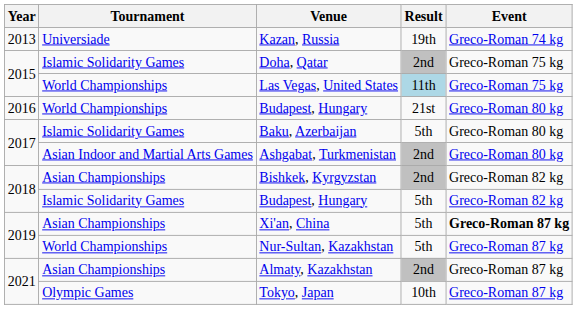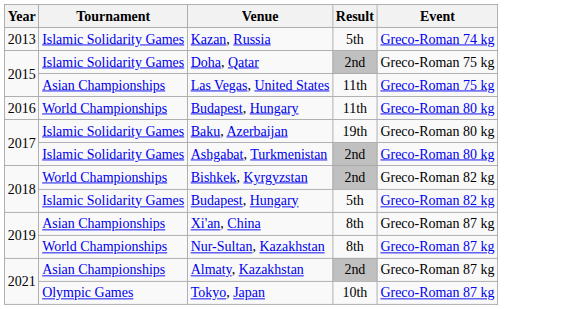(76, 39) Universiade -> (113, 39) Islamic Solidarity Games
(424, 39) 19th -> (355, 39) 5th
(105, 85) World Championships -> (104, 85) Asian Championships
(424, 85) lightblue background -> (355, 85) no background
(424, 108) 21st -> (355, 108) 11th
(424, 131) 5th -> (355, 131) 19th
(148, 154) Asian Indoor and Martial Arts Games -> (113, 154) Islamic Solidarity Games
(104, 177) Asian Championships -> (105, 177) World Championships
(424, 223) 5th -> (355, 223) 8th
(509, 223) bold -> (437, 223) normal
(424, 246) 5th -> (355, 246) 8th
